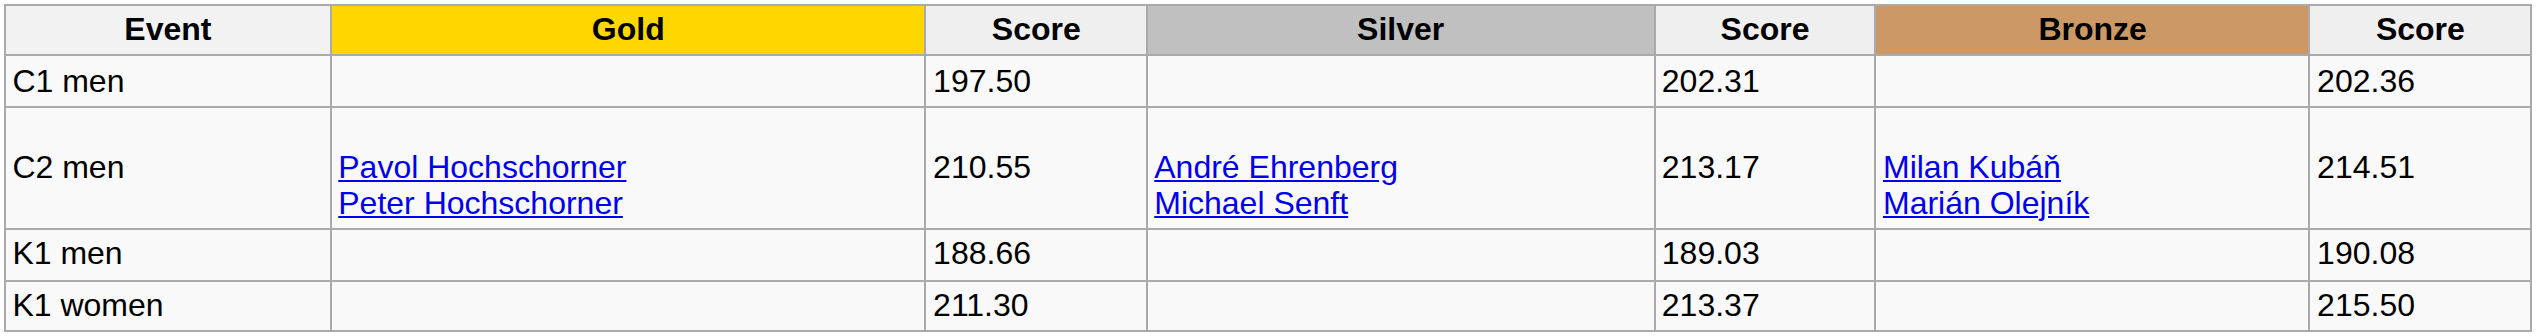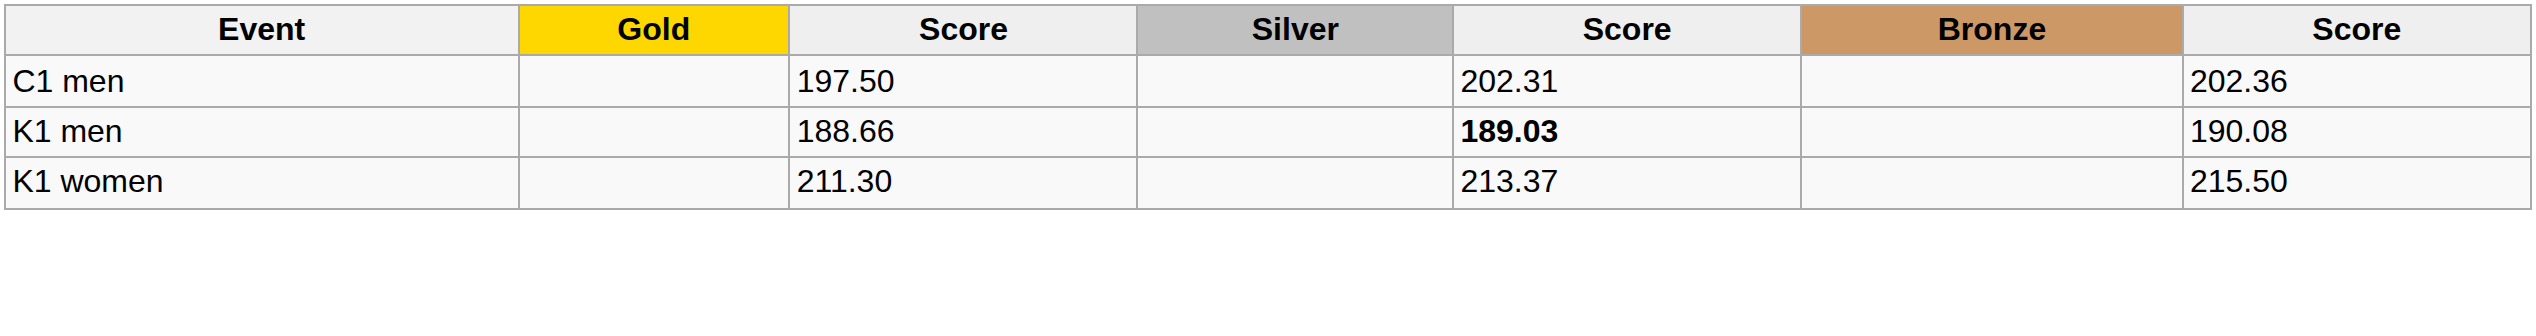- row: (68, 167)
(1711, 254) normal -> (1509, 131) bold
